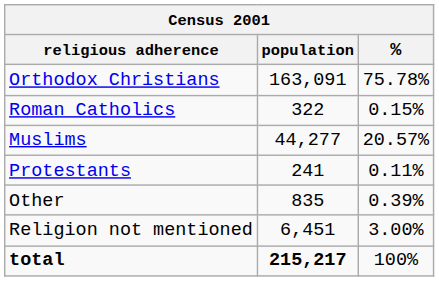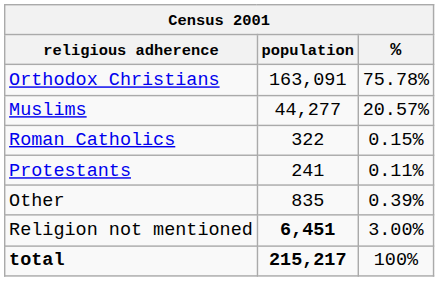rows swapped: (48, 140) <-> (92, 110)
(308, 230) normal -> (308, 230) bold
